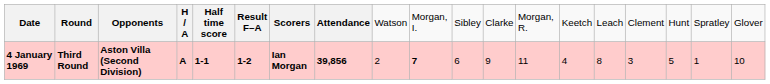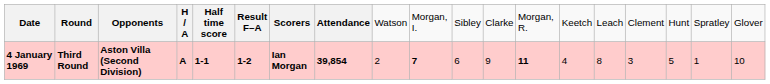(332, 60) 39,856 -> (332, 60) 39,854
(523, 60) normal -> (523, 60) bold
